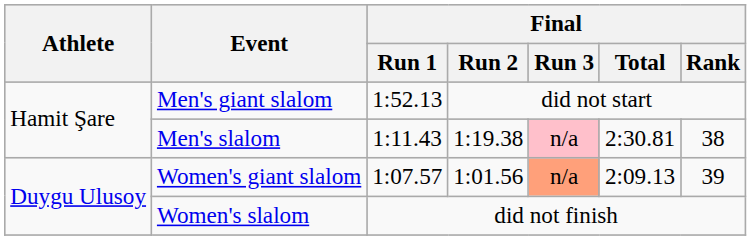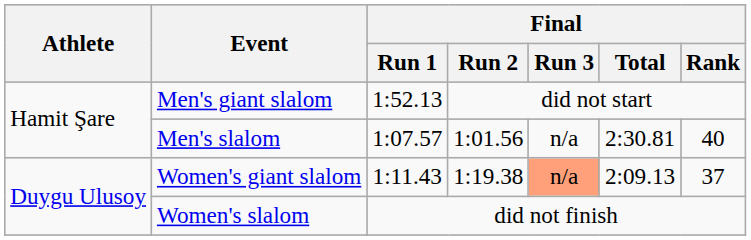(407, 138) 1:11.43 -> (407, 138) 1:07.57
(488, 138) 1:19.38 -> (488, 138) 1:01.56
(564, 138) pink background -> (564, 138) no background
(713, 138) 38 -> (713, 138) 40
(407, 176) 1:07.57 -> (407, 176) 1:11.43
(488, 176) 1:01.56 -> (488, 176) 1:19.38
(713, 176) 39 -> (713, 176) 37
